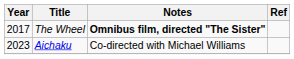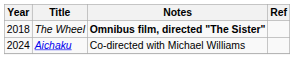(18, 29) 2017 -> (18, 29) 2018
(18, 45) 2023 -> (18, 45) 2024
